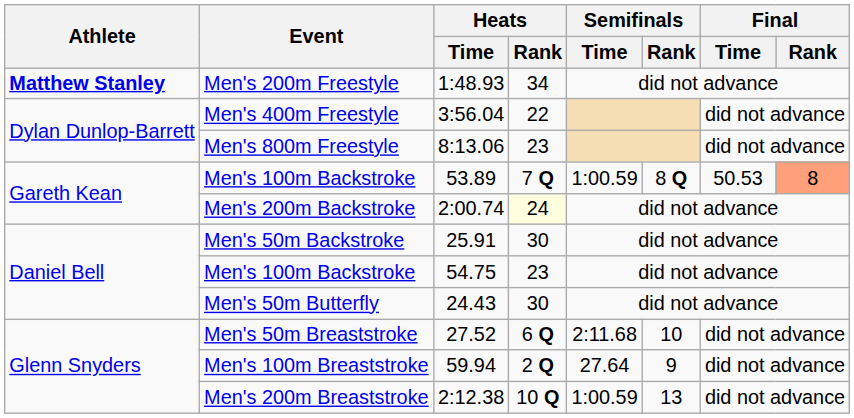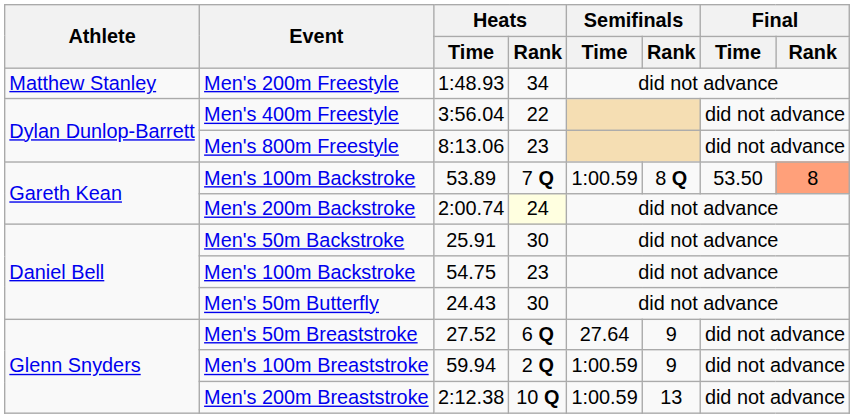(87, 84) bold -> (83, 84) normal
(738, 178) 50.53 -> (738, 178) 53.50
(605, 335) 2:11.68 -> (605, 335) 27.64
(671, 335) 10 -> (671, 335) 9
(605, 366) 27.64 -> (605, 366) 1:00.59
